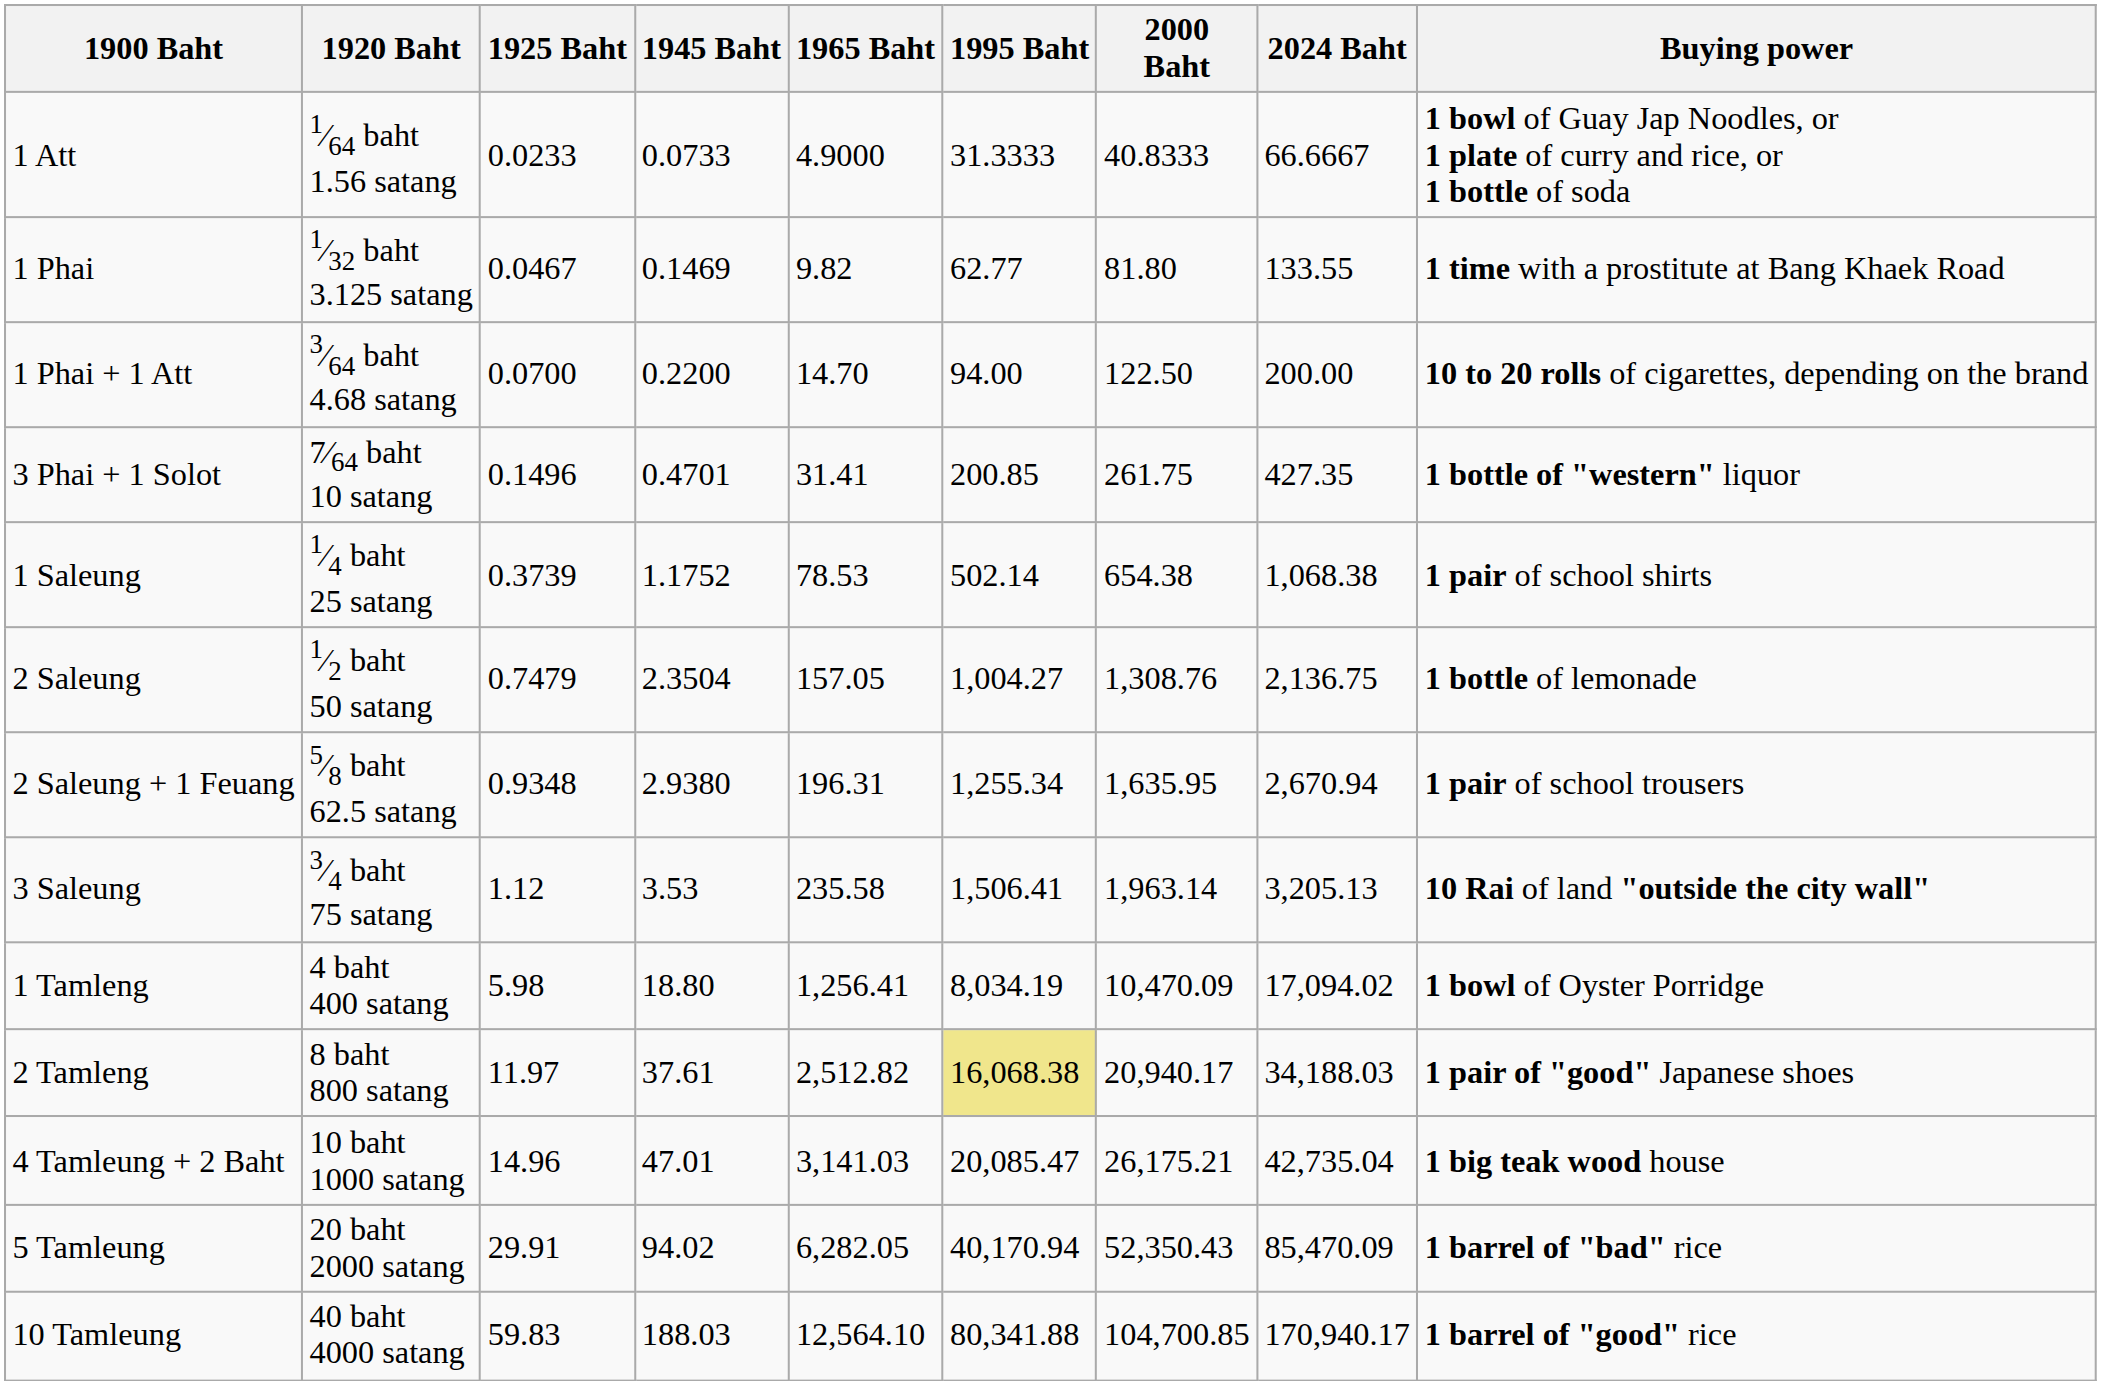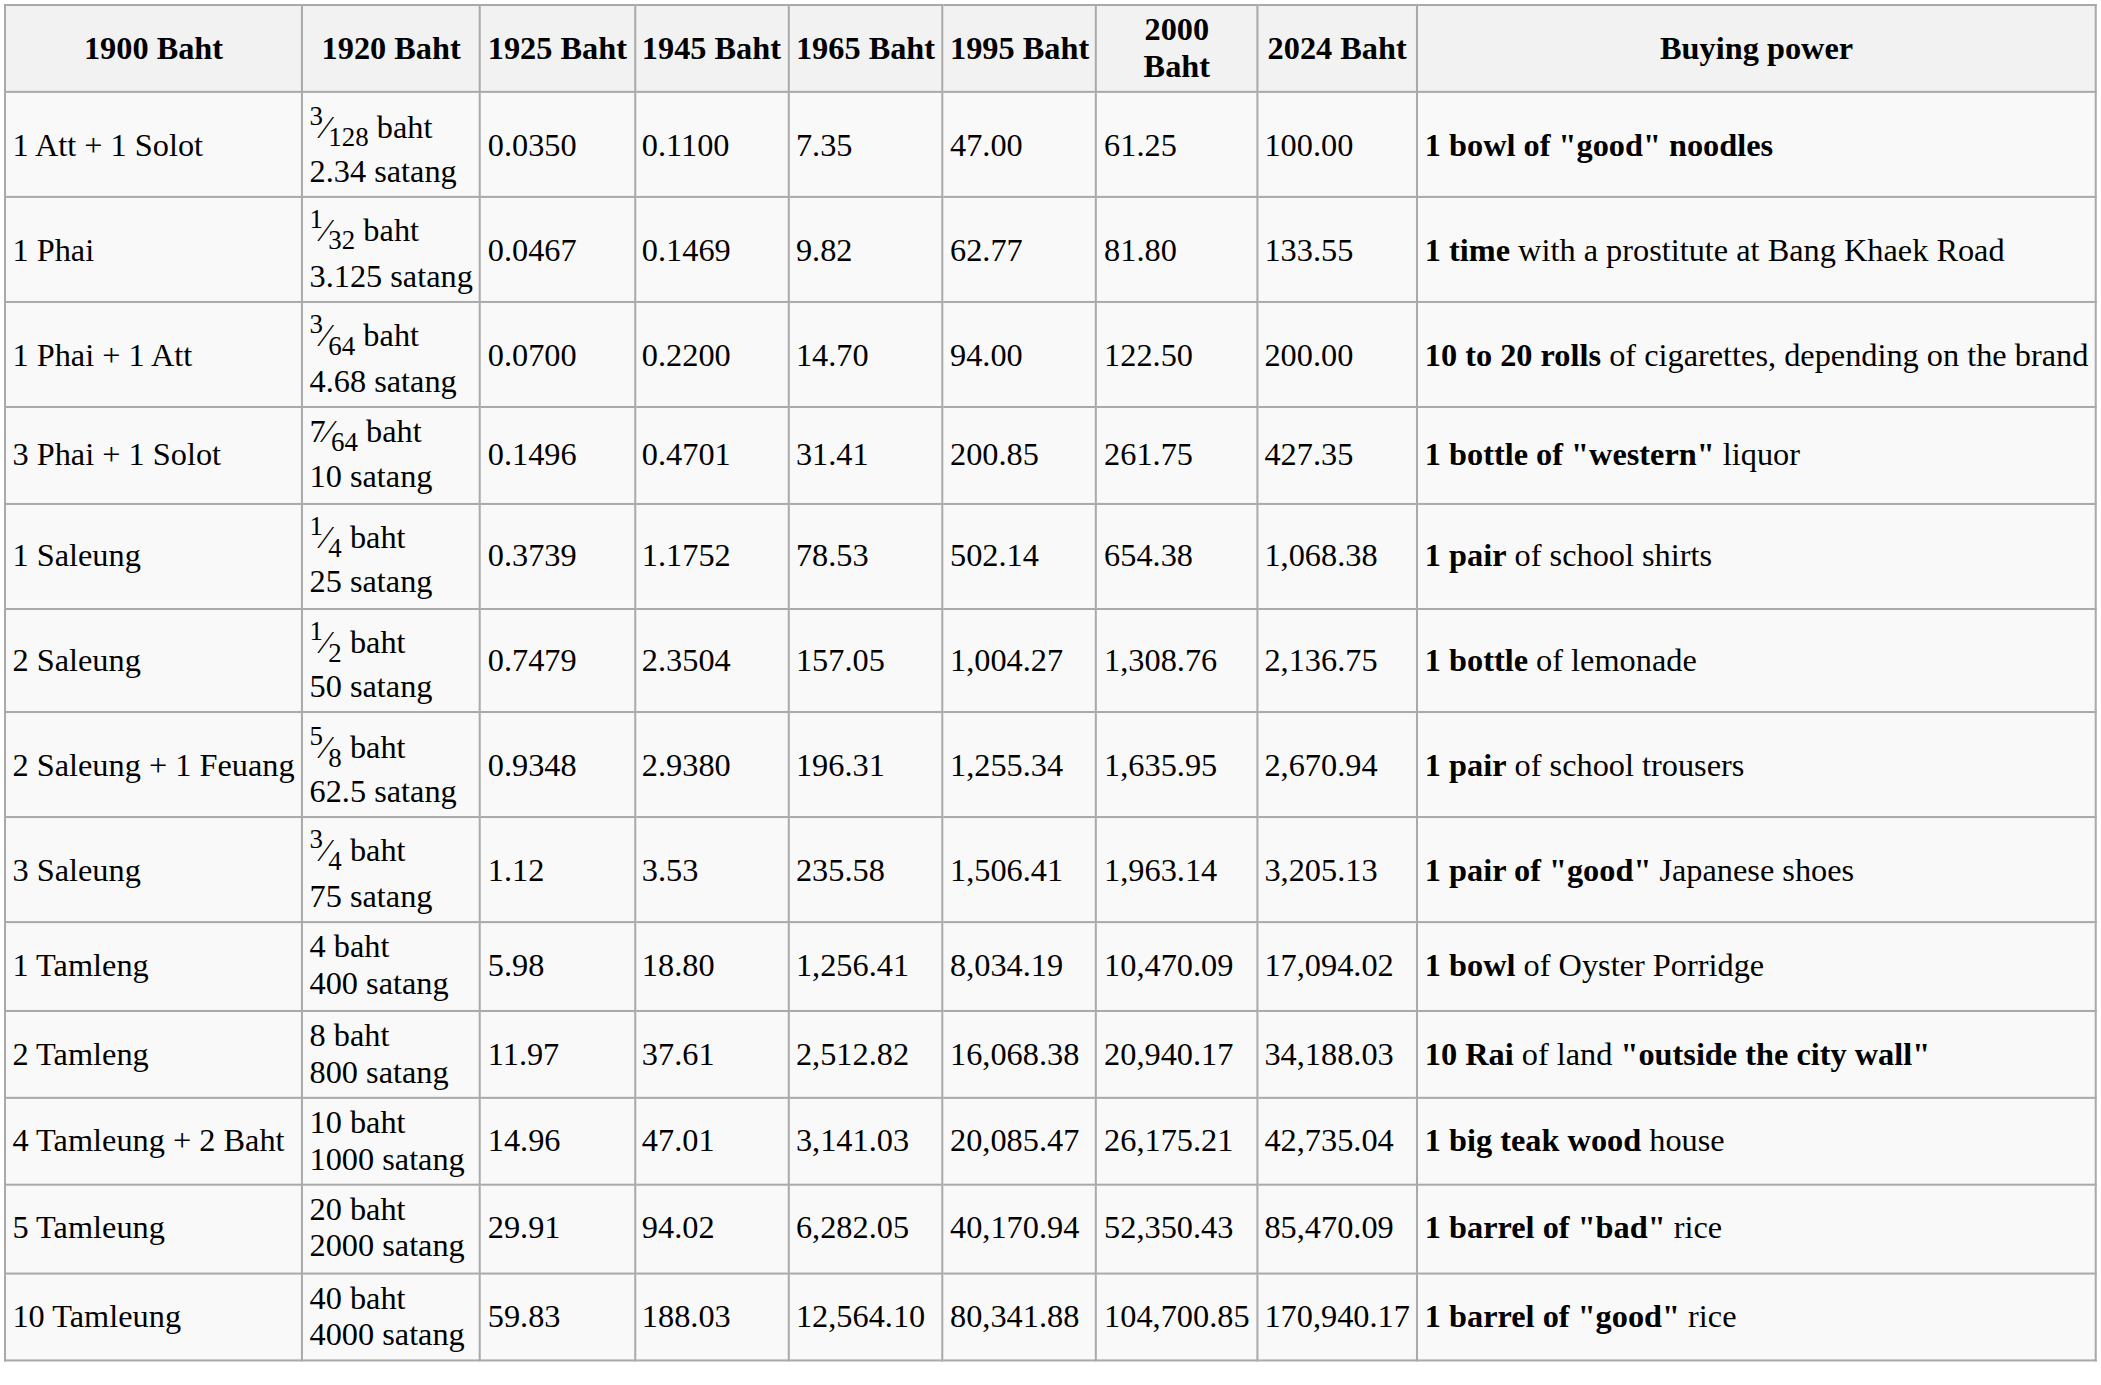- row: (44, 154)
+ row: (108, 144)
(1677, 888) 10 Rai of land "outside the city wall" -> (1639, 869) 1 pair of "good" Japanese shoes
(1015, 1072) khaki background -> (1015, 1053) no background
(1639, 1072) 1 pair of "good" Japanese shoes -> (1677, 1053) 10 Rai of land "outside the city wall"
